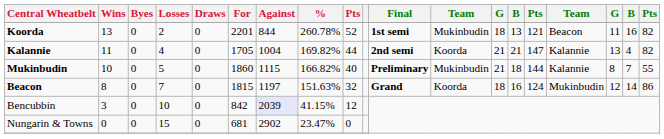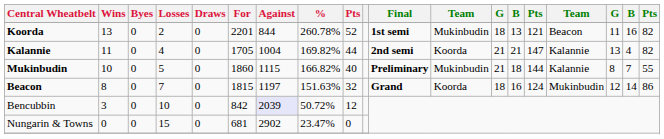(318, 105) 41.15% -> (318, 105) 50.72%
